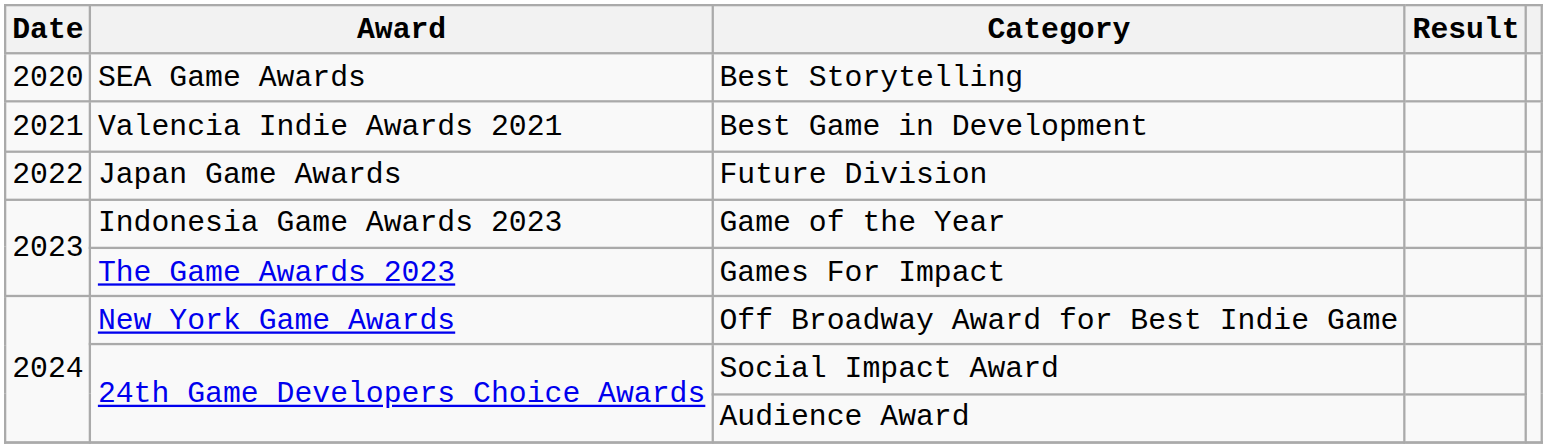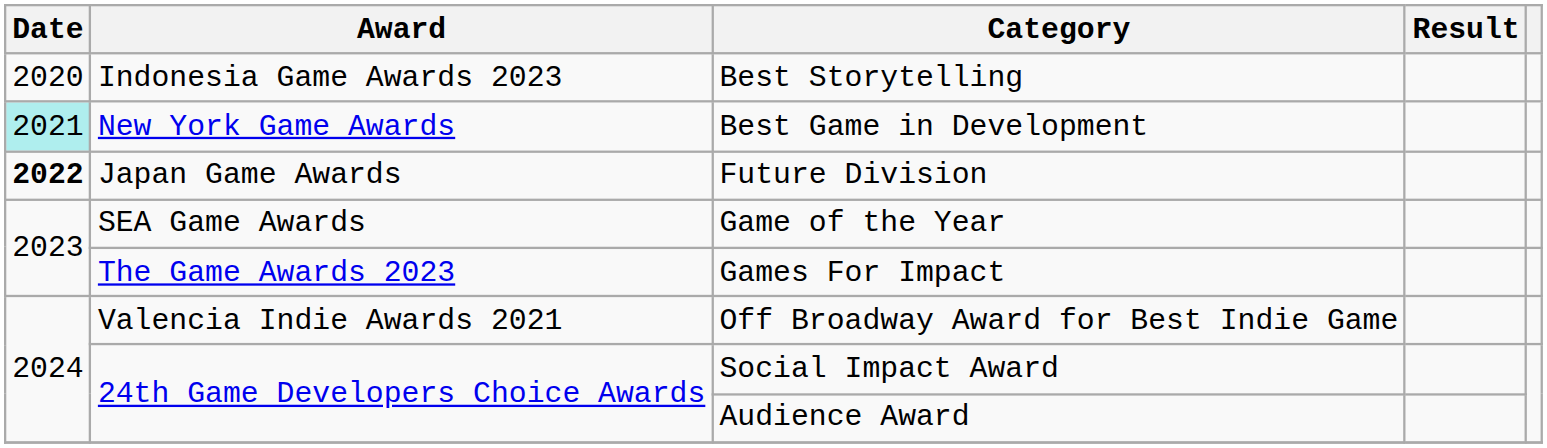(232, 78) SEA Game Awards -> (330, 78) Indonesia Game Awards 2023
(48, 126) no background -> (48, 126) paleturquoise background
(330, 126) Valencia Indie Awards 2021 -> (277, 126) New York Game Awards
(48, 175) normal -> (48, 175) bold
(330, 223) Indonesia Game Awards 2023 -> (232, 223) SEA Game Awards
(277, 321) New York Game Awards -> (330, 321) Valencia Indie Awards 2021
